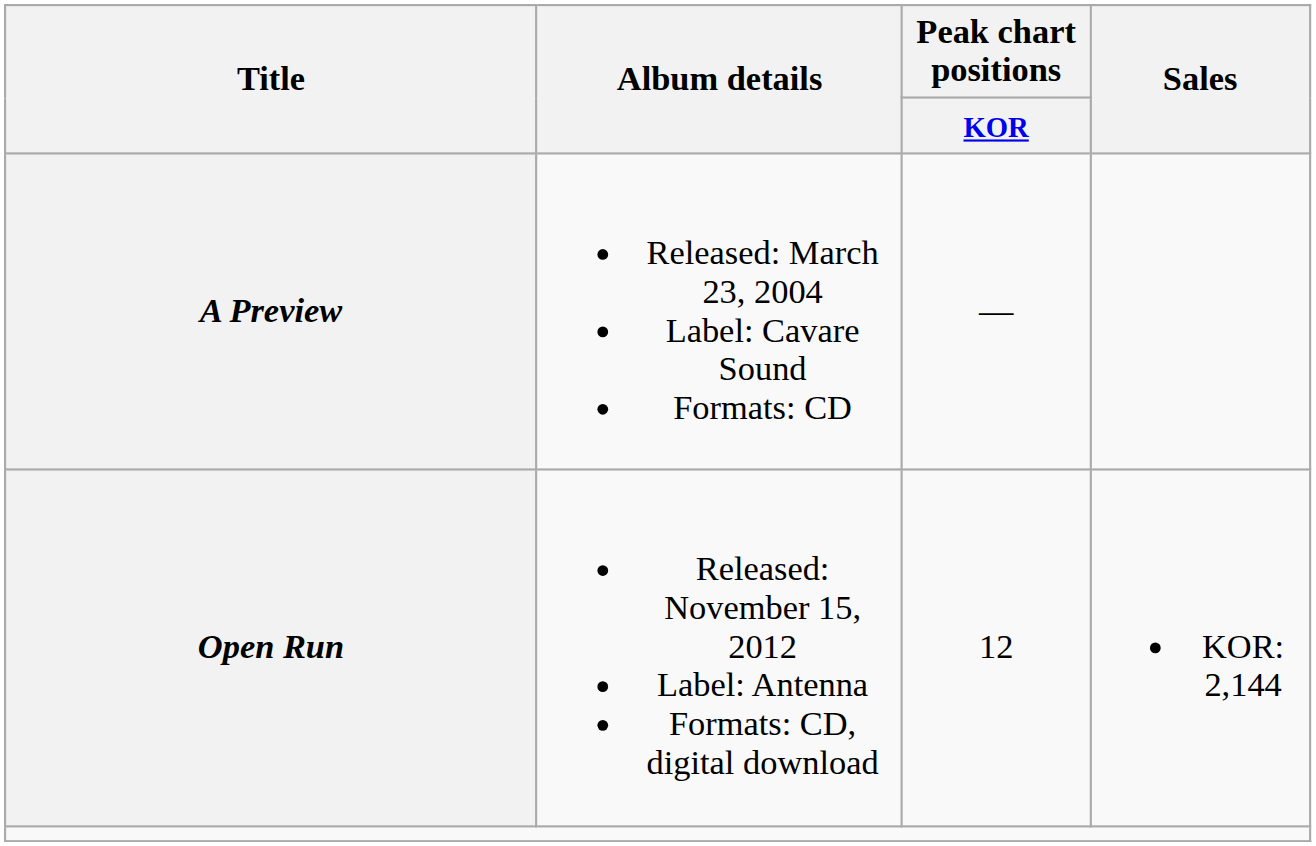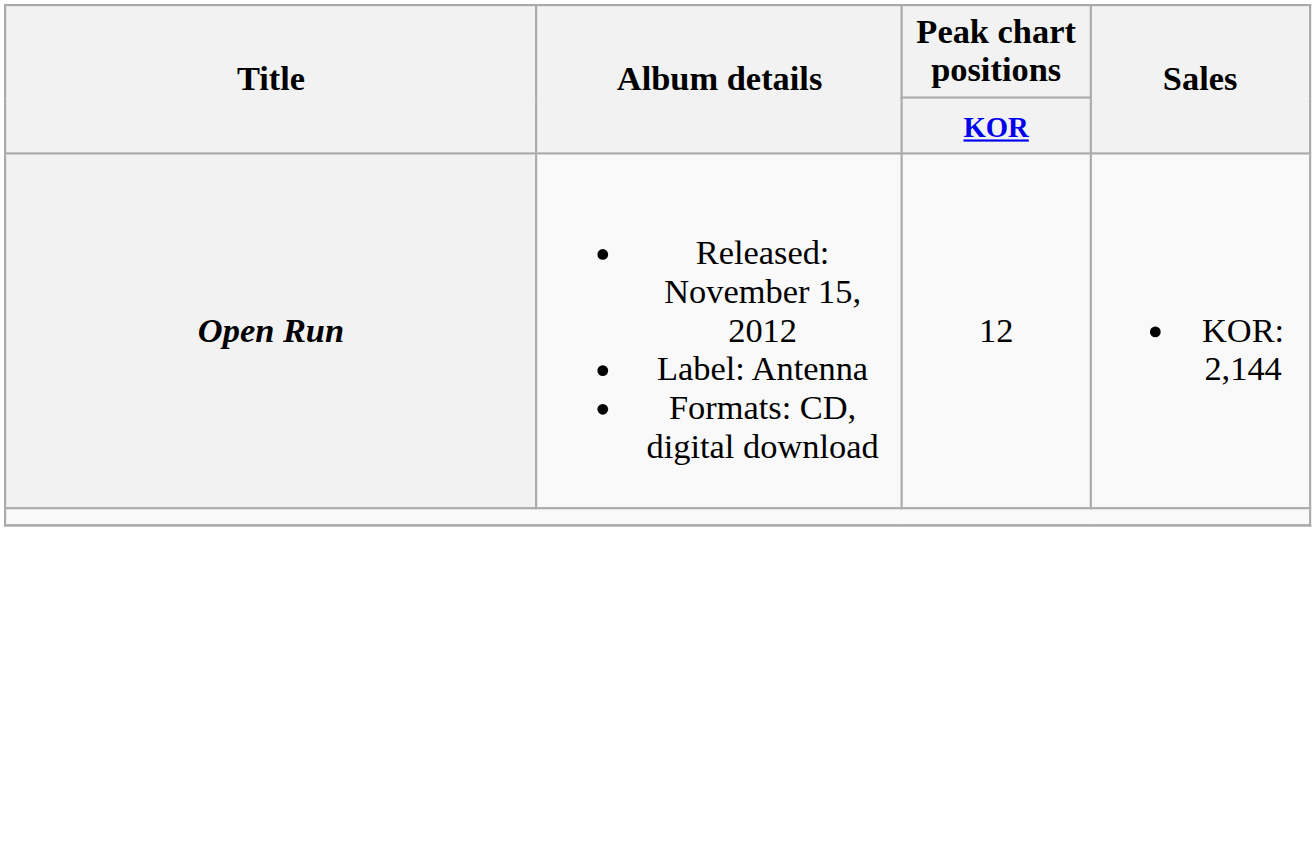- row: (271, 310)
